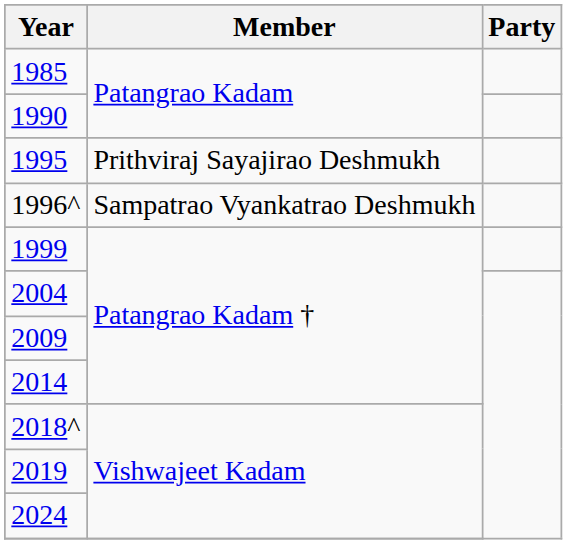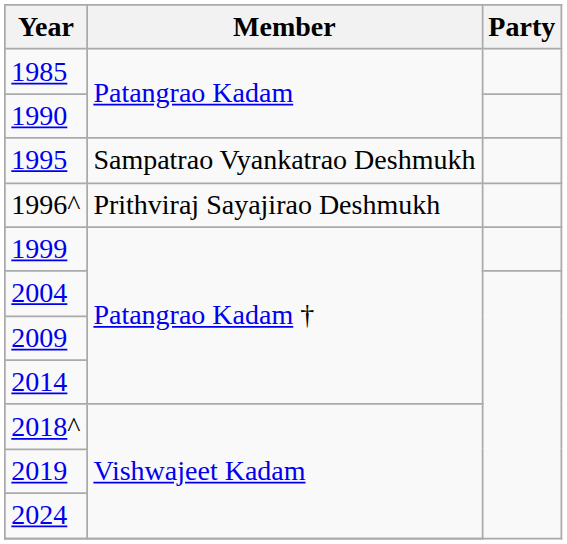(267, 159) Prithviraj Sayajirao Deshmukh -> (284, 159) Sampatrao Vyankatrao Deshmukh
(284, 204) Sampatrao Vyankatrao Deshmukh -> (267, 204) Prithviraj Sayajirao Deshmukh
